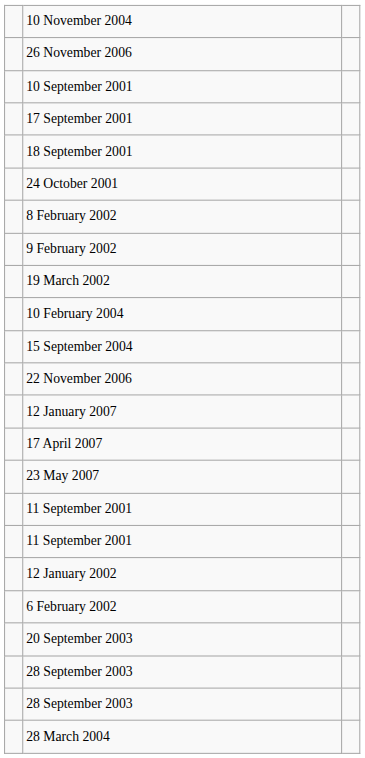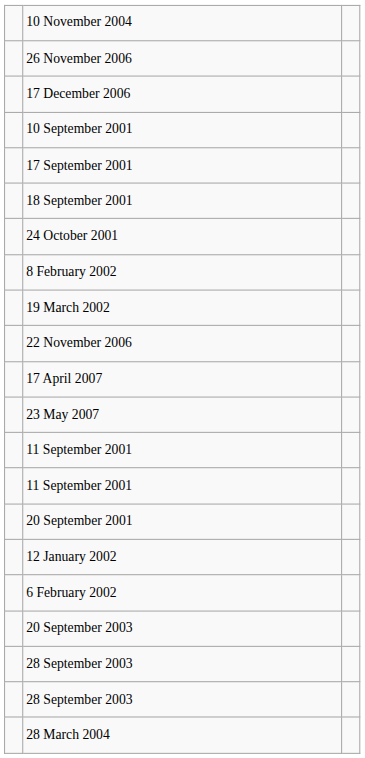+ row: (14, 94)
- row: (14, 249)
- row: (14, 314)
- row: (14, 347)
- row: (14, 412)
+ row: (14, 522)
